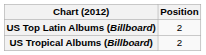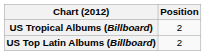rows swapped: (81, 27) <-> (81, 43)
